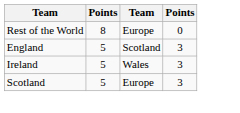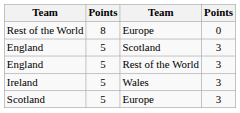+ row: (25, 64)
